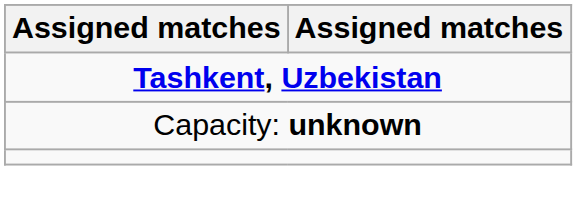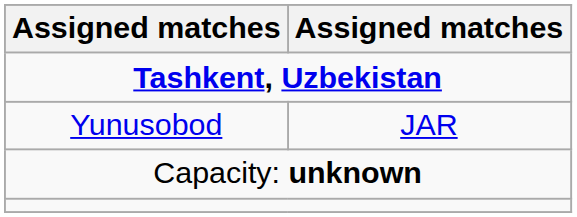+ row: (146, 125)
